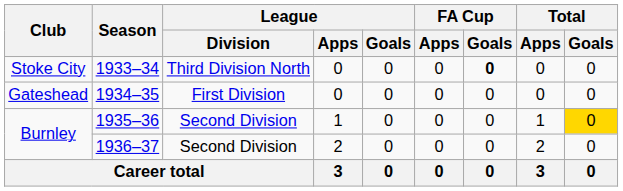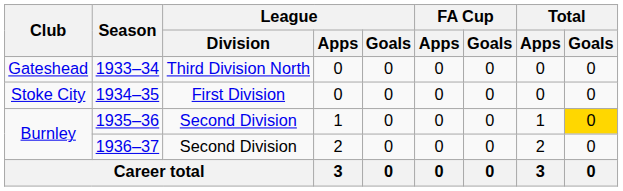(48, 69) Stoke City -> (48, 69) Gateshead
(490, 69) bold -> (490, 69) normal
(48, 95) Gateshead -> (48, 95) Stoke City
